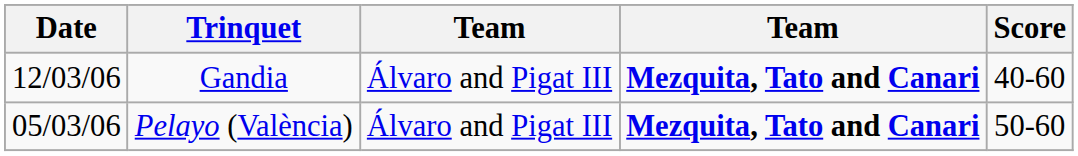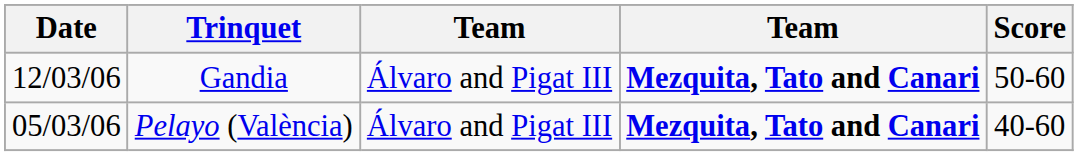(1030, 77) 40-60 -> (1030, 77) 50-60
(1030, 125) 50-60 -> (1030, 125) 40-60
